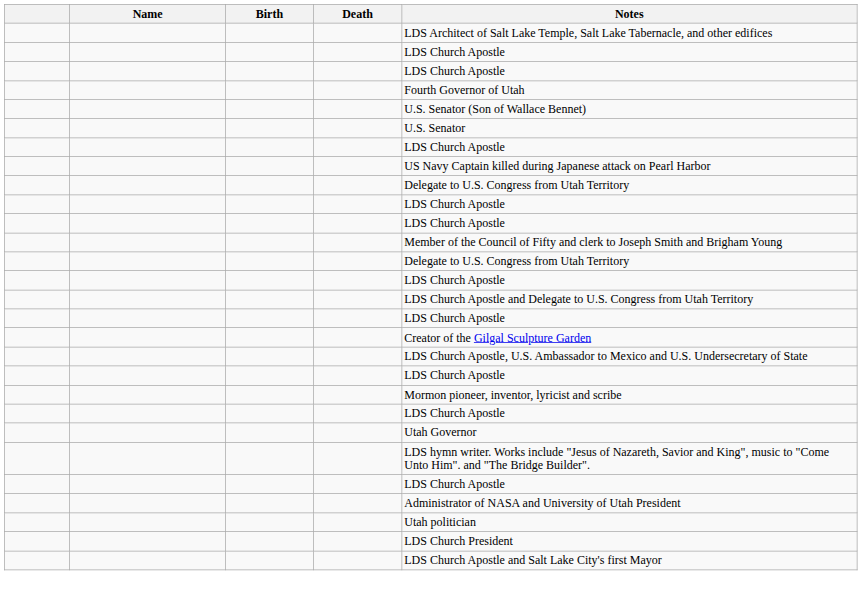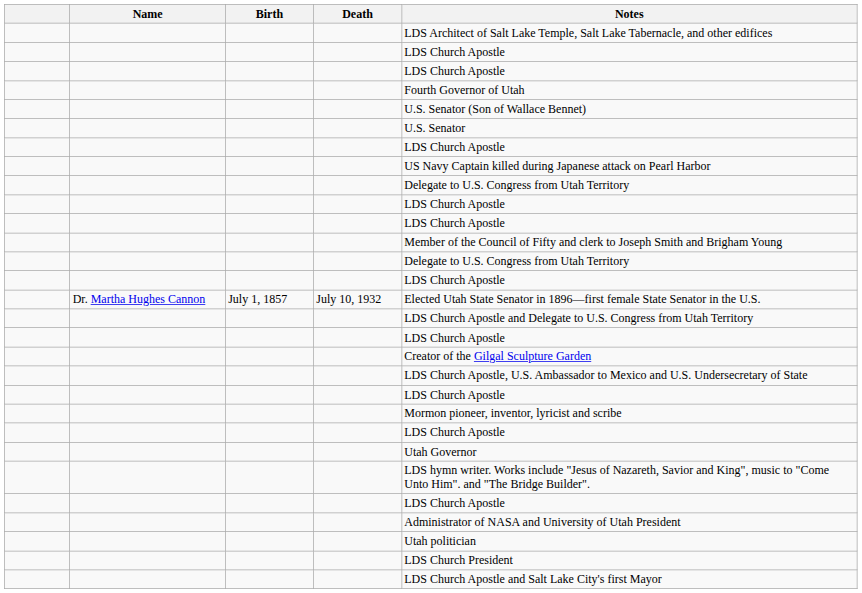+ row: (139, 299)
